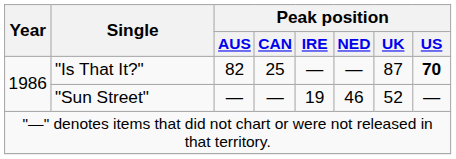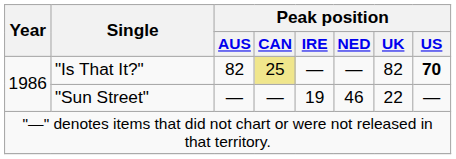(275, 70) no background -> (275, 70) khaki background
(393, 70) 87 -> (393, 70) 82
(393, 97) 52 -> (393, 97) 22
